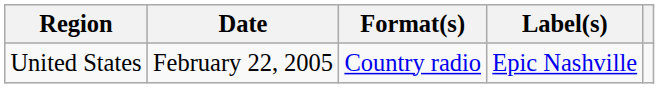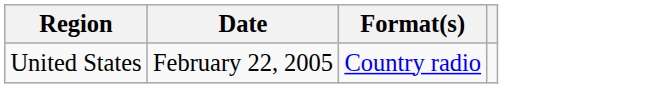- column: (565, 23)
